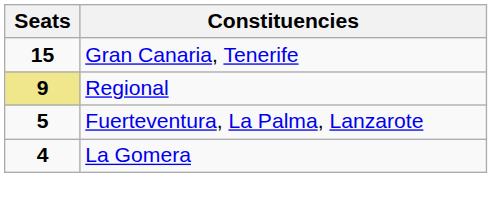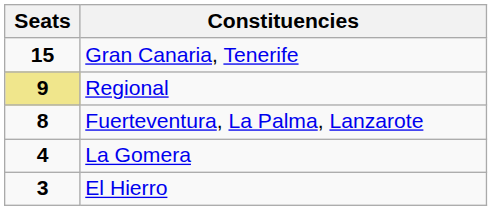(43, 121) 5 -> (43, 121) 8
+ row: (126, 188)
